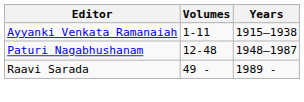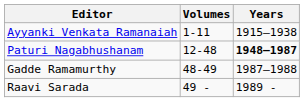(266, 51) normal -> (266, 51) bold
+ row: (62, 69)
